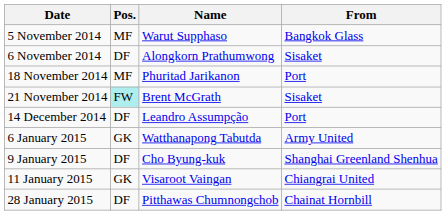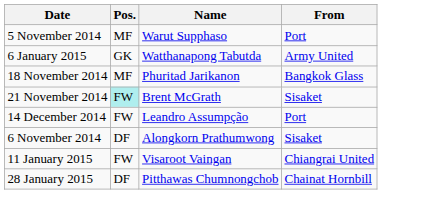(324, 35) Bangkok Glass -> (295, 35) Port
rows swapped: (54, 55) <-> (47, 138)
(295, 76) Port -> (324, 76) Bangkok Glass
(122, 117) DF -> (123, 117) FW
- row: (47, 158)
(123, 179) GK -> (123, 158) FW
